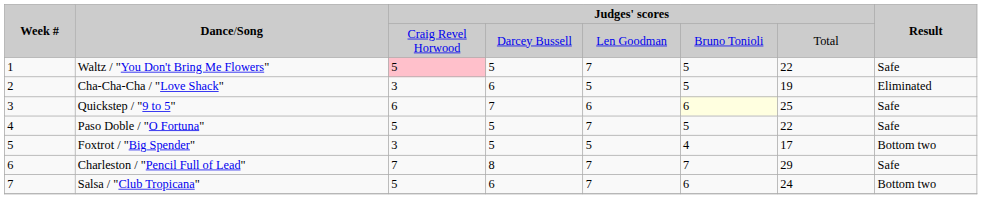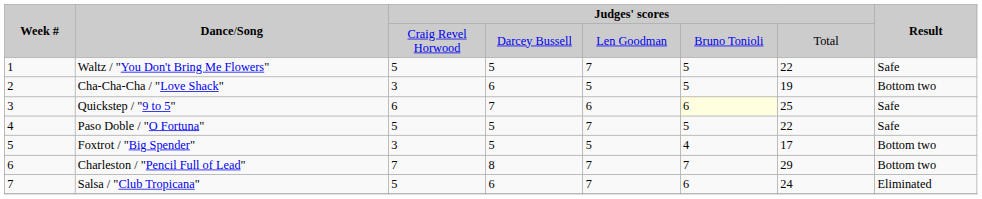(394, 67) pink background -> (394, 67) no background
(905, 86) Eliminated -> (907, 86) Bottom two
(889, 164) Safe -> (907, 164) Bottom two
(907, 184) Bottom two -> (905, 184) Eliminated
